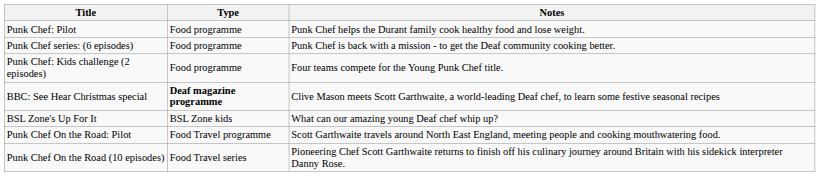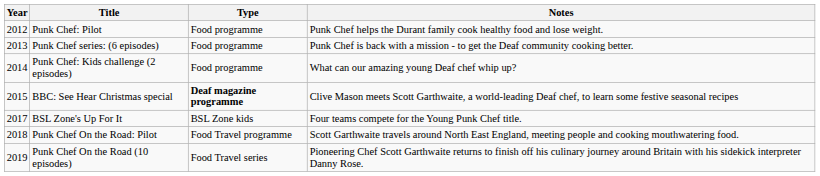+ column: (17, 12)
(397, 68) Four teams compete for the Young Punk Chef title. -> (413, 68) What can our amazing young Deaf chef whip up?
(395, 118) What can our amazing young Deaf chef whip up? -> (416, 118) Four teams compete for the Young Punk Chef title.
